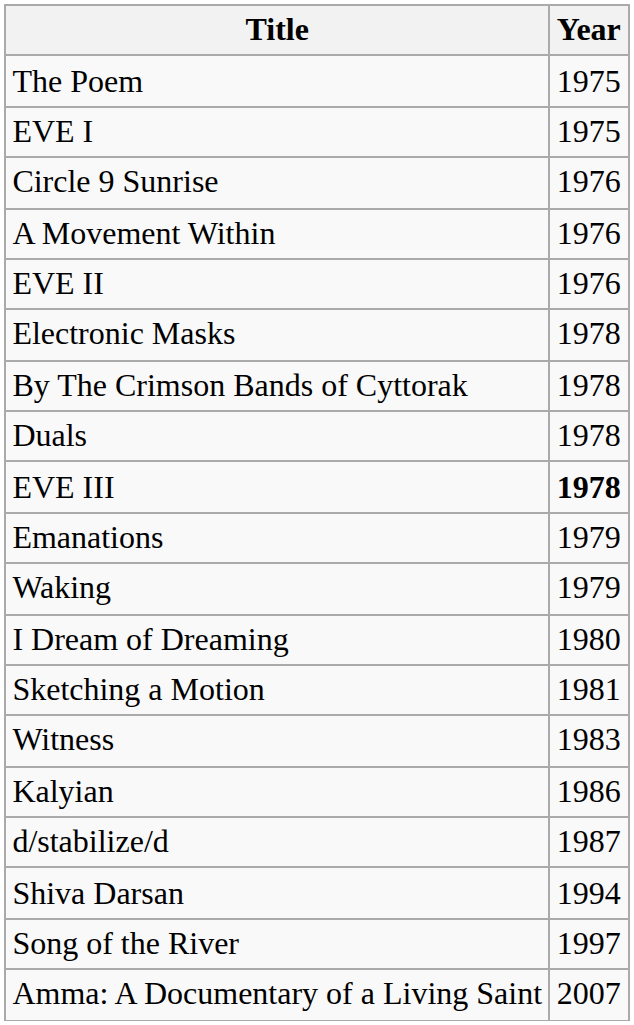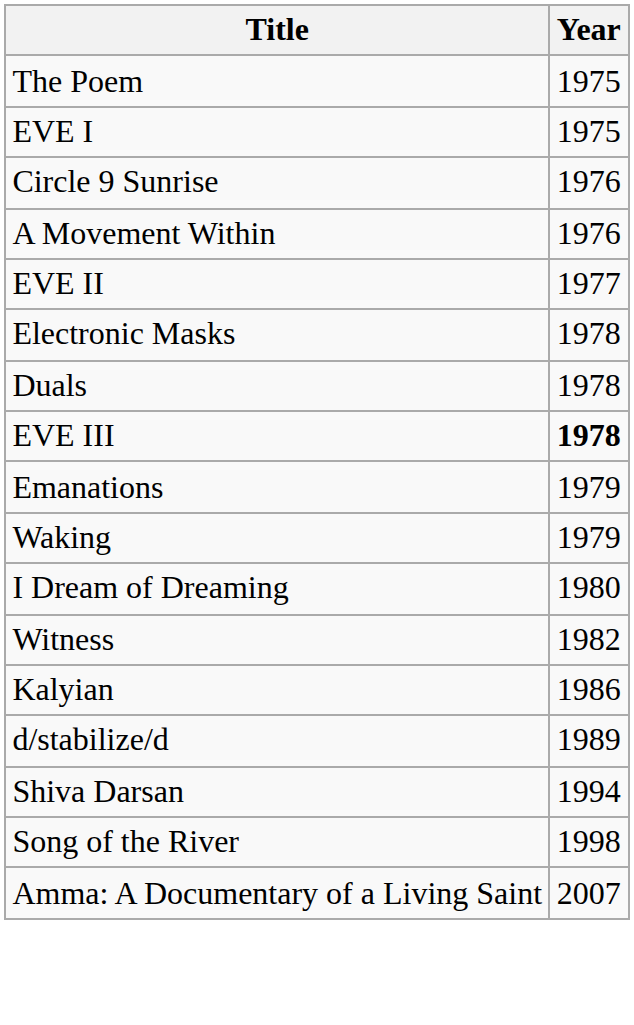(589, 283) 1976 -> (589, 283) 1977
- row: (240, 385)
- row: (139, 689)
(589, 740) 1983 -> (589, 638) 1982
(589, 841) 1987 -> (589, 740) 1989
(589, 943) 1997 -> (589, 841) 1998
